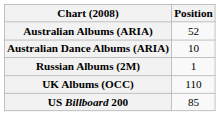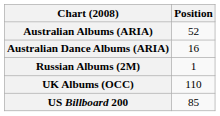(193, 48) 10 -> (193, 48) 16
